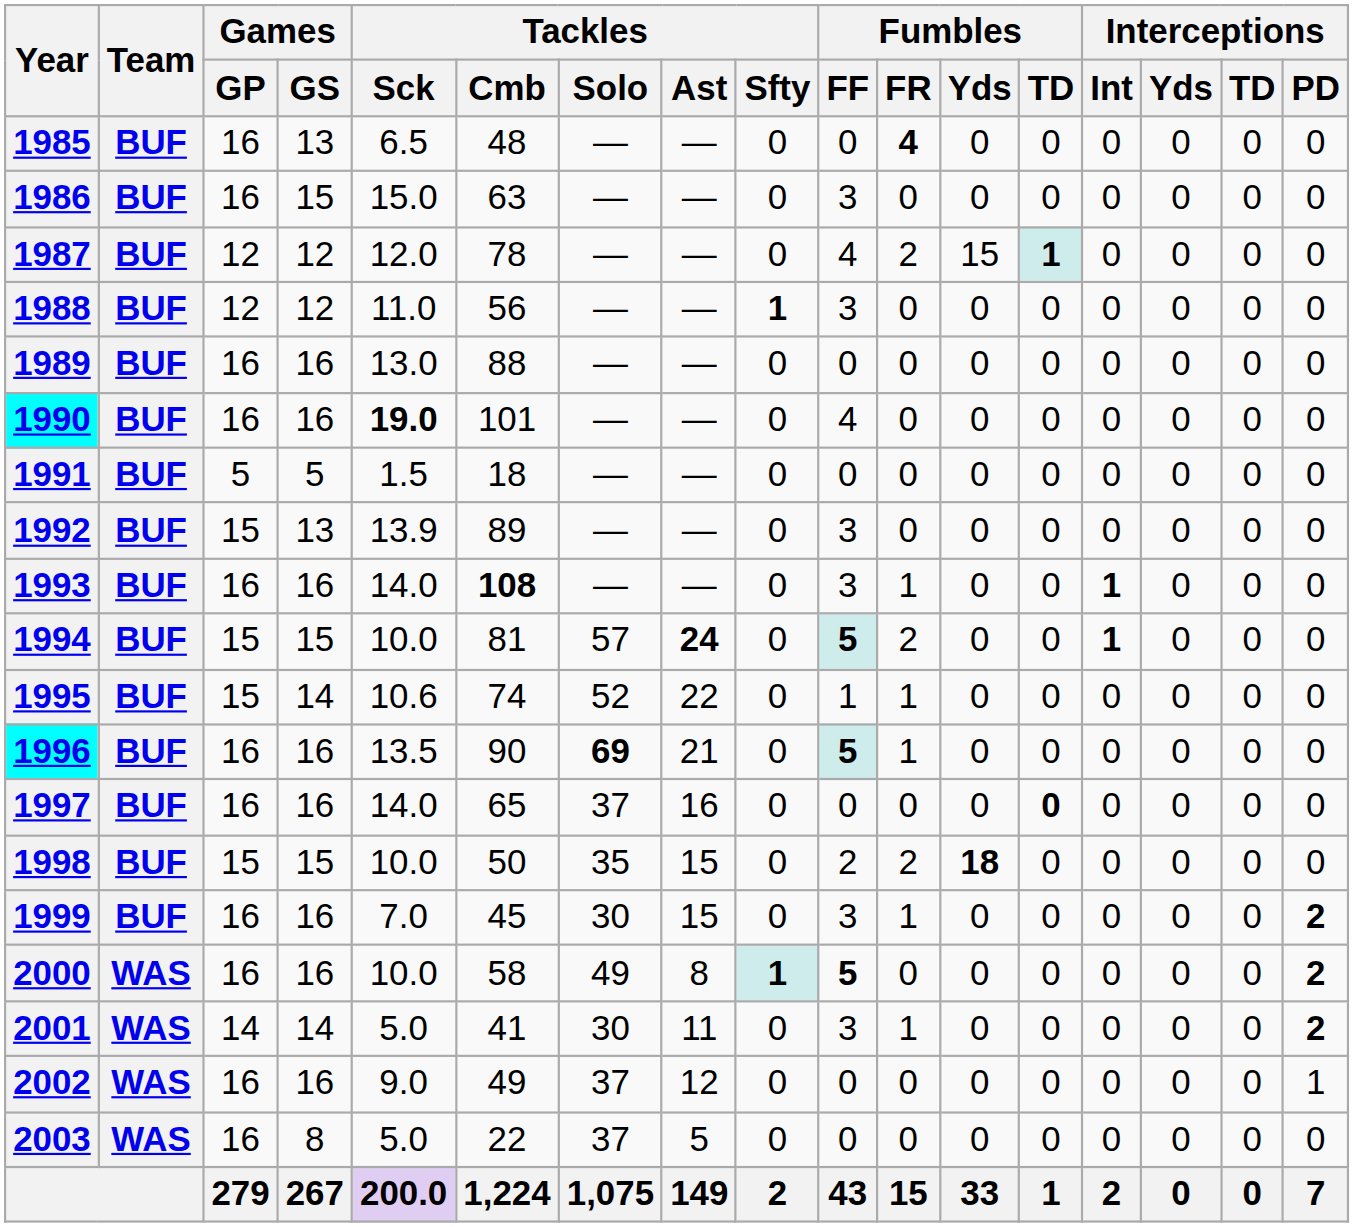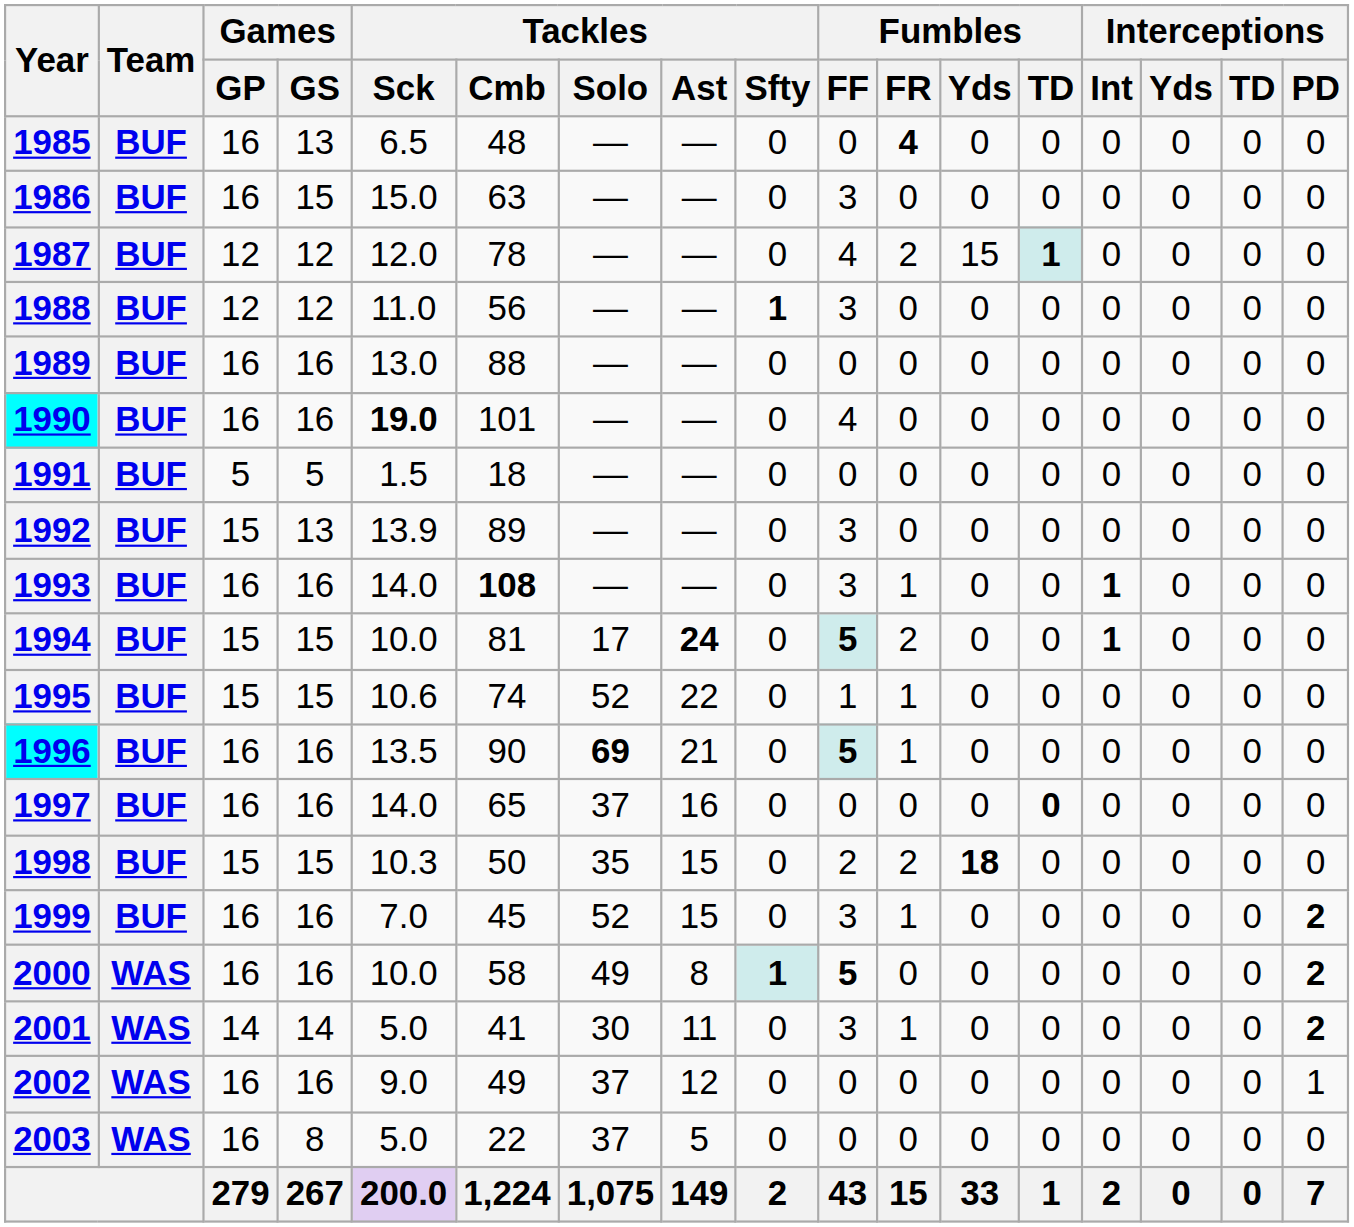(610, 640) 57 -> (610, 640) 17
(315, 695) 14 -> (315, 695) 15
(404, 861) 10.0 -> (404, 861) 10.3
(610, 917) 30 -> (610, 917) 52
